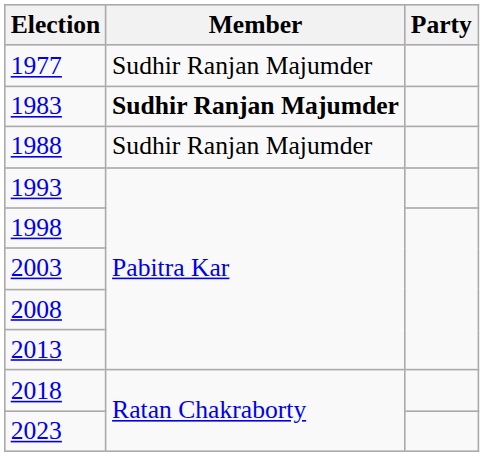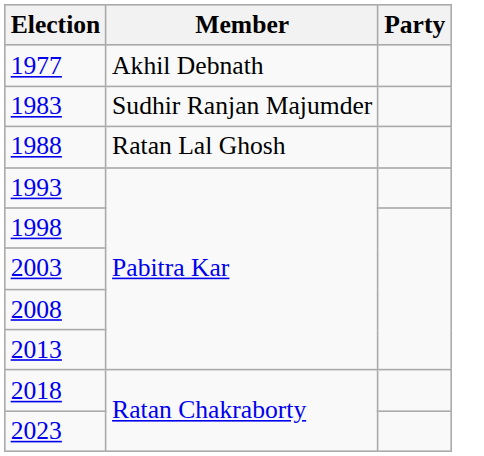(242, 65) Sudhir Ranjan Majumder -> (188, 65) Akhil Debnath
(256, 106) bold -> (242, 106) normal
(242, 146) Sudhir Ranjan Majumder -> (199, 146) Ratan Lal Ghosh
